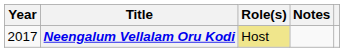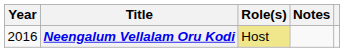(22, 36) 2017 -> (22, 36) 2016
